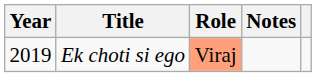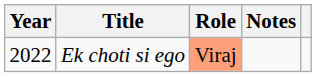(30, 54) 2019 -> (30, 54) 2022
